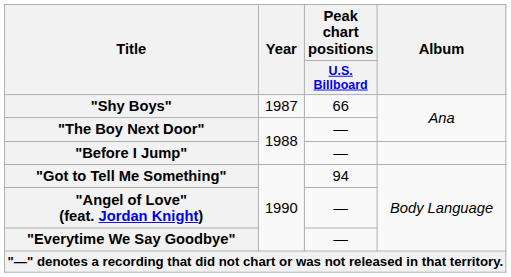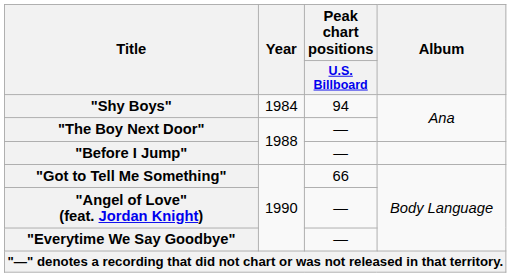(281, 106) 1987 -> (281, 106) 1984
(341, 106) 66 -> (341, 106) 94
(341, 176) 94 -> (341, 176) 66
